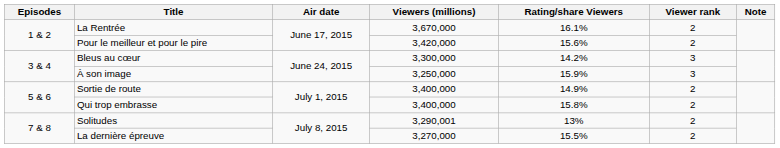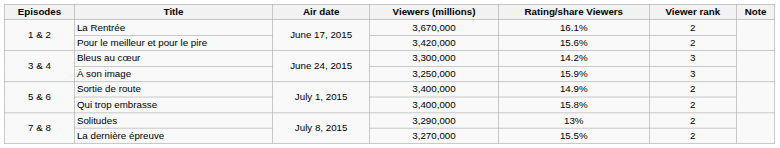(434, 120) 3,290,001 -> (434, 120) 3,290,000
